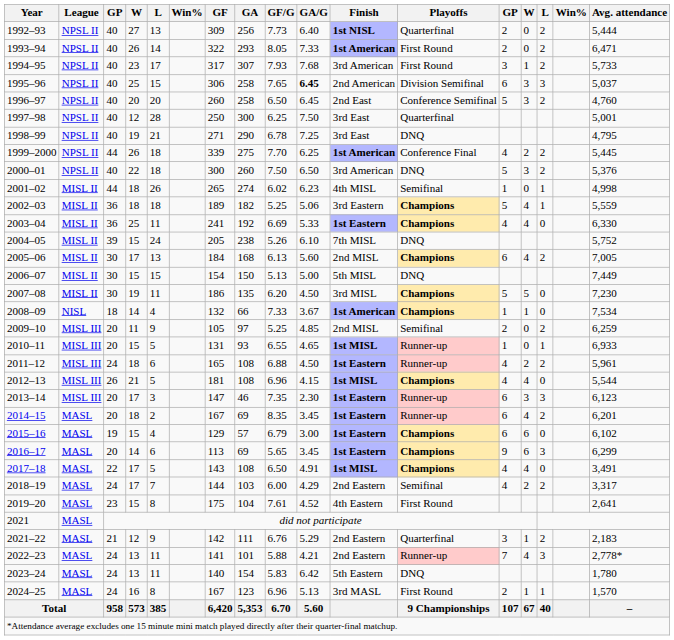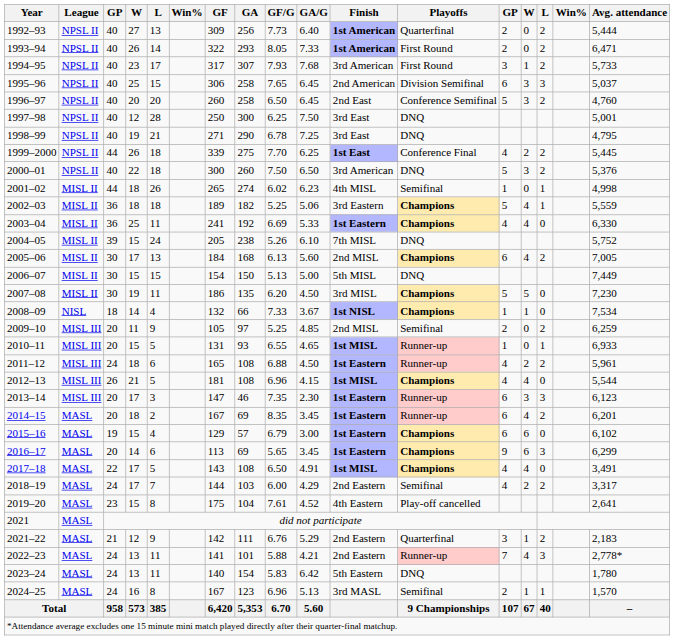(354, 30) 1st NISL -> (364, 30) 1st American
(309, 83) bold -> (309, 83) normal
(427, 118) Quarterfinal -> (412, 118) DNQ
(364, 153) 1st American -> (351, 153) 1st East
(364, 310) 1st American -> (354, 310) 1st NISL
(426, 503) First Round -> (440, 503) Play-off cancelled
(426, 591) First Round -> (422, 591) Semifinal
